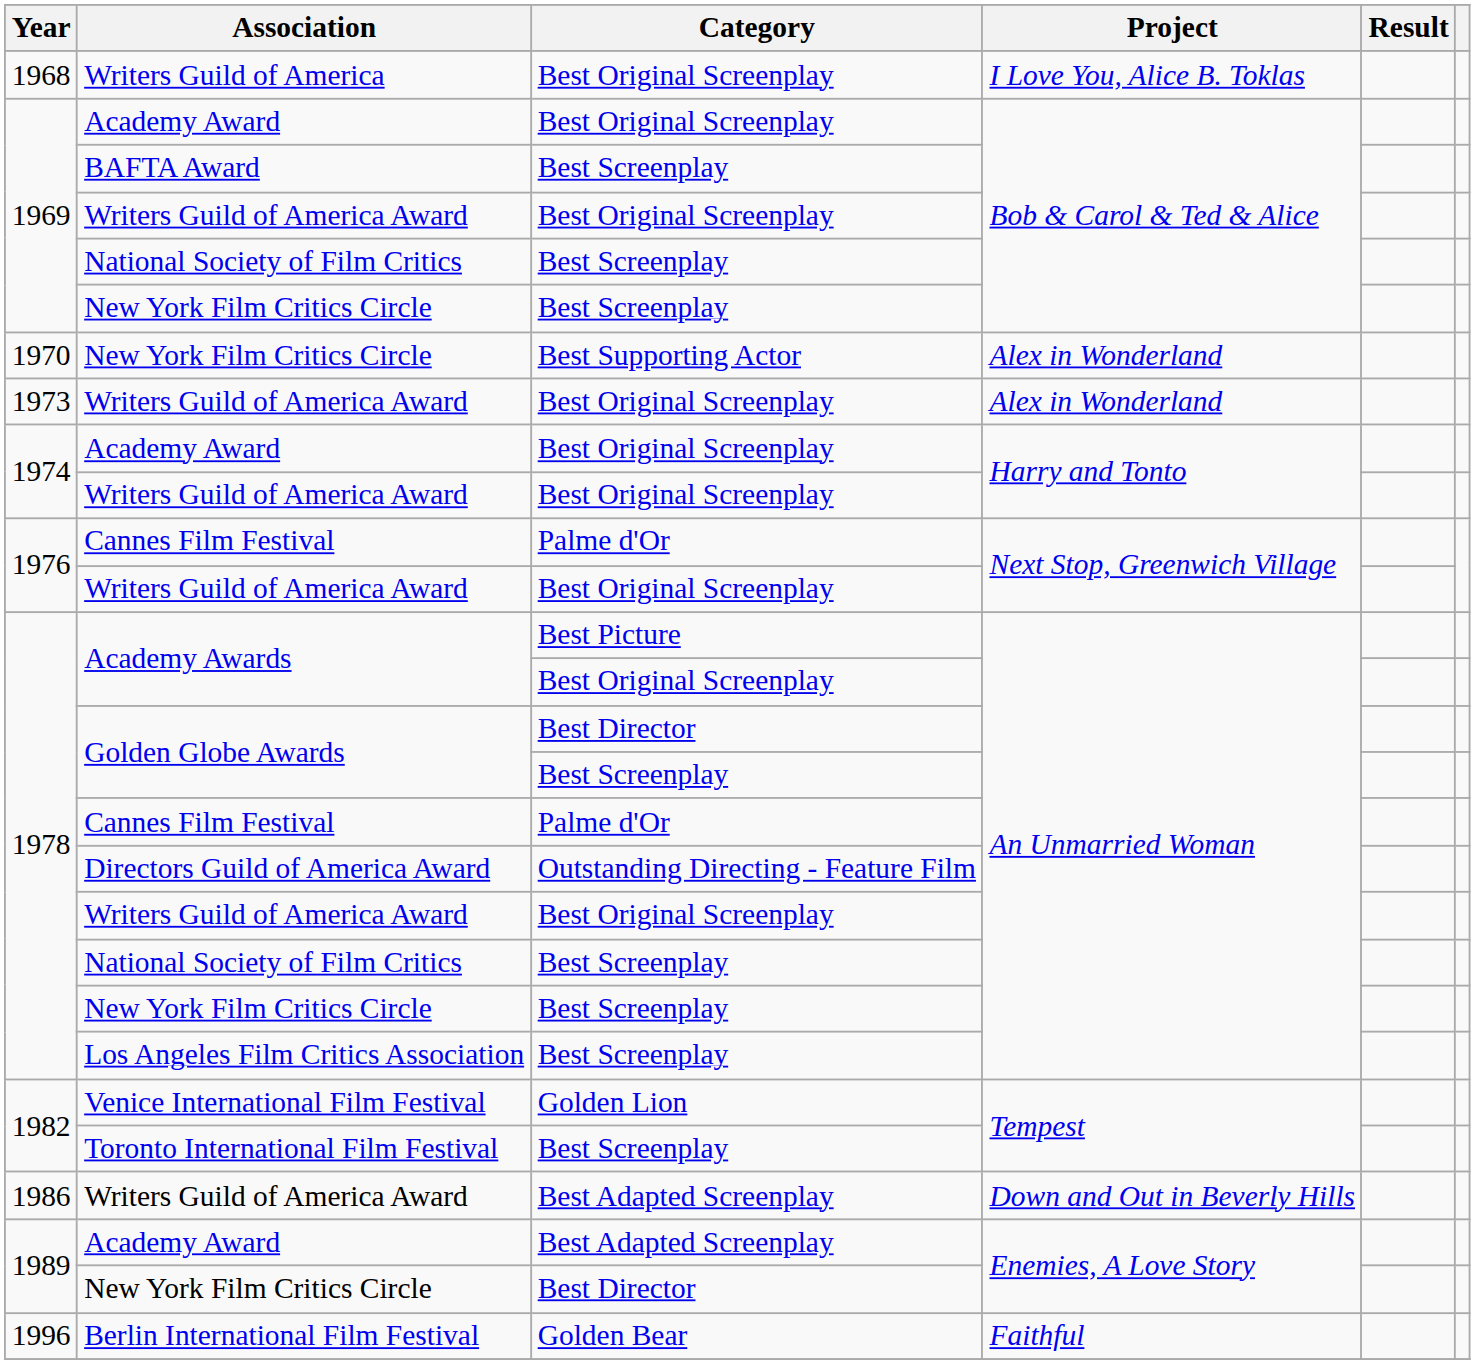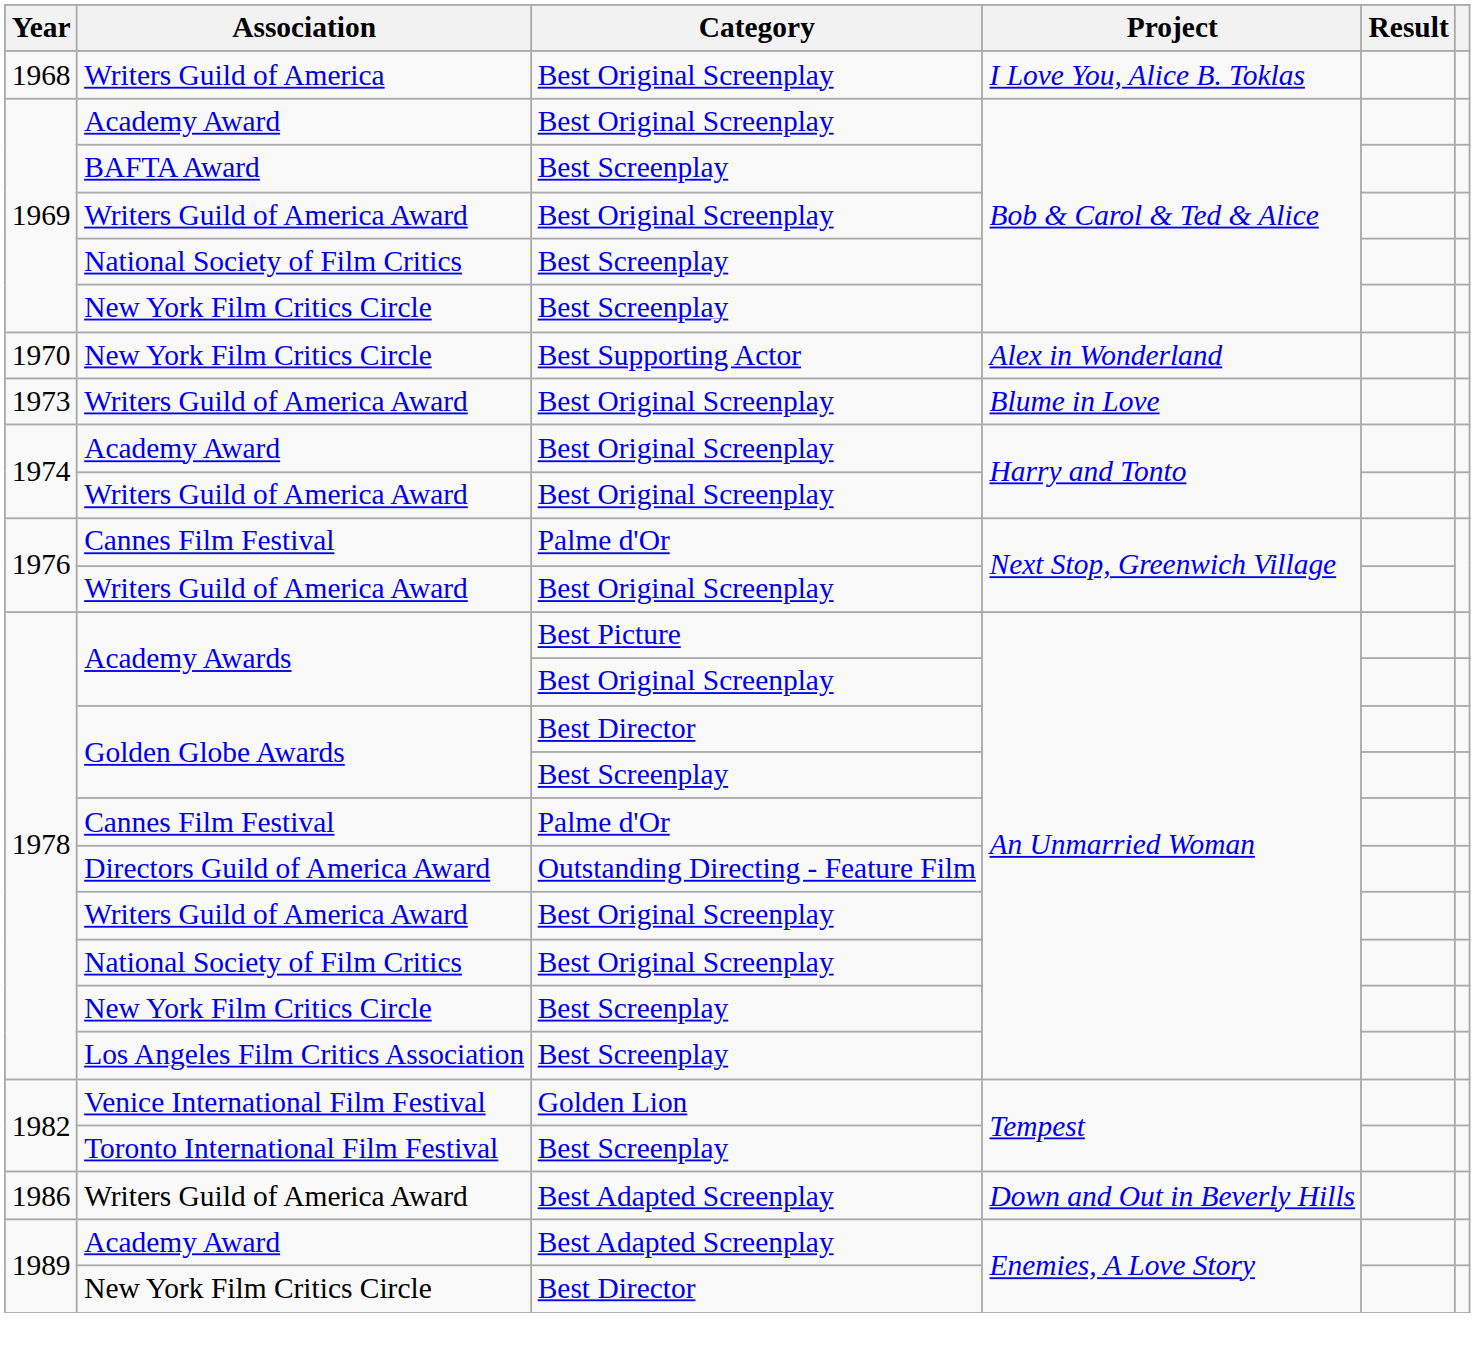(1106, 401) Alex in Wonderland -> (1075, 401) Blume in Love
(633, 961) Best Screenplay -> (686, 961) Best Original Screenplay
- row: (41, 1335)
